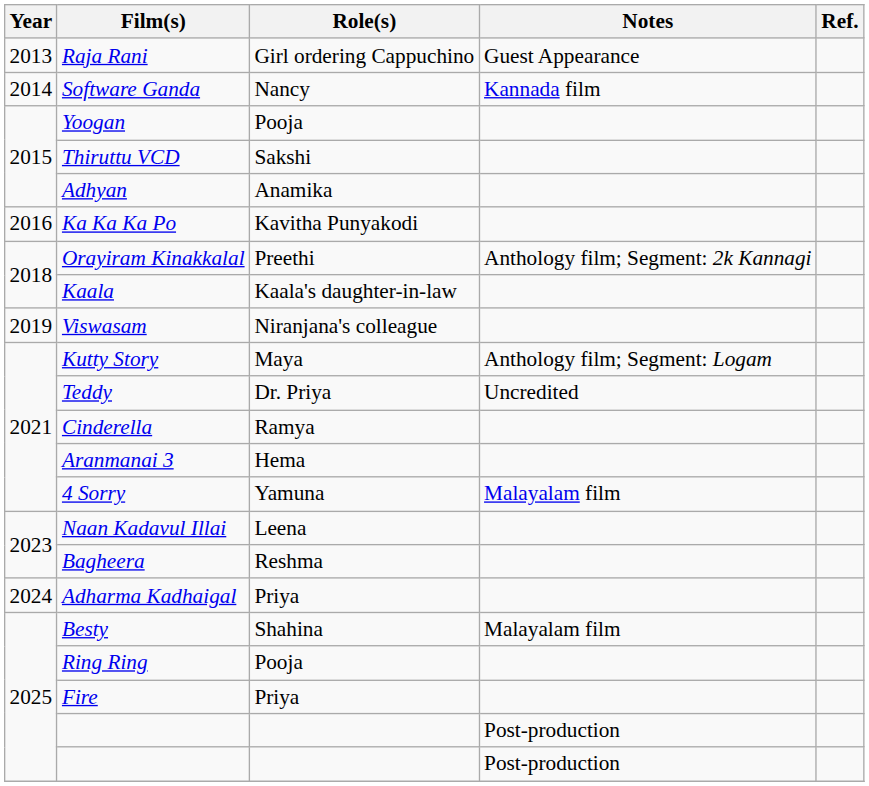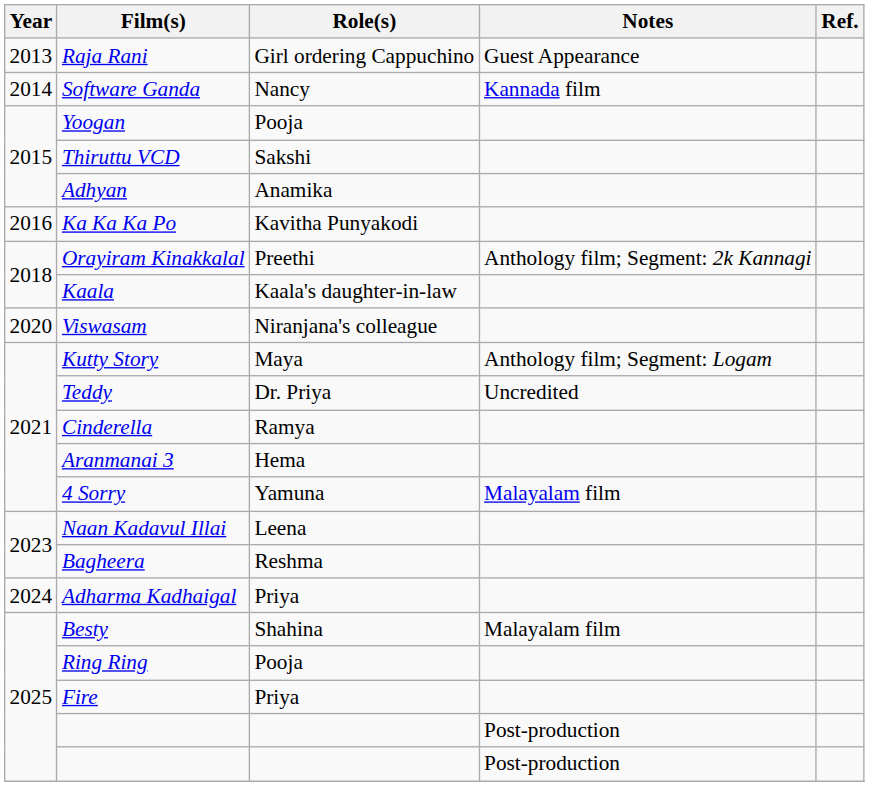(31, 325) 2019 -> (31, 325) 2020
